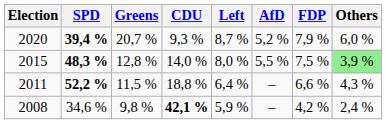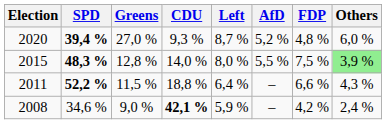(137, 38) 20,7 % -> (137, 38) 27,0 %
(312, 38) 7,9 % -> (312, 38) 4,8 %
(137, 107) 9,8 % -> (137, 107) 9,0 %
